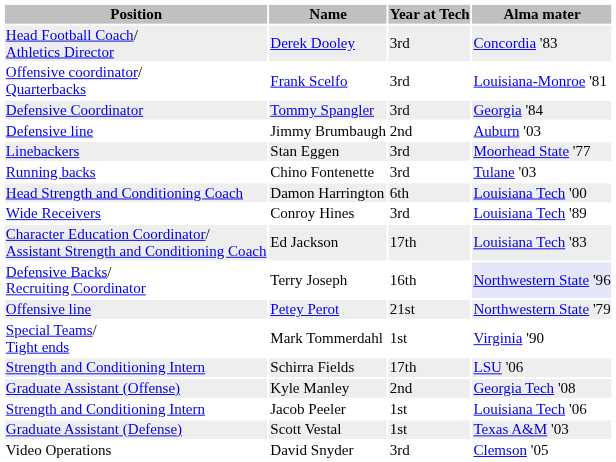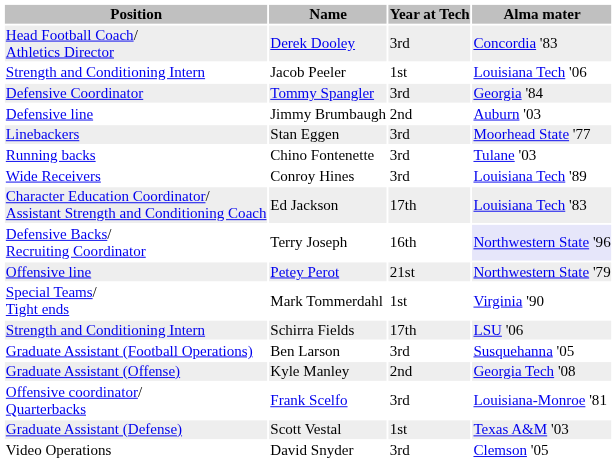rows swapped: (309, 81) <-> (308, 409)
- row: (327, 192)
+ row: (305, 350)
